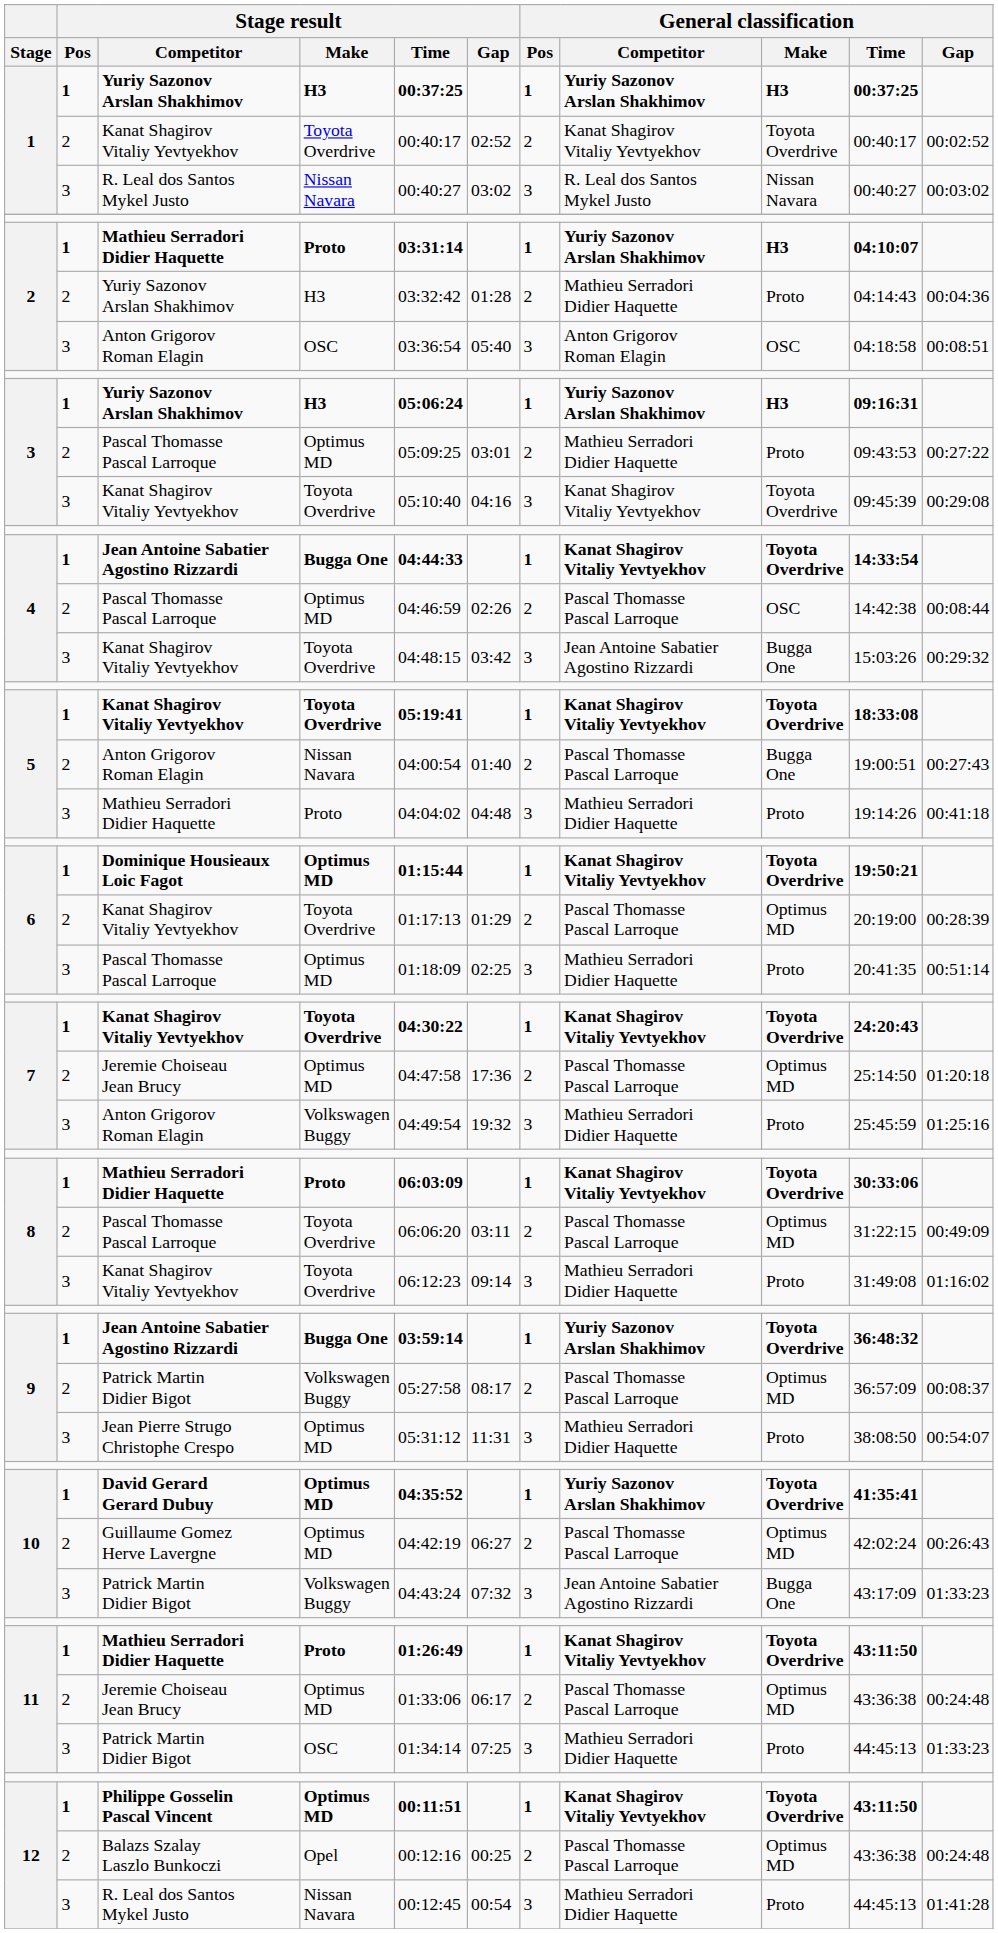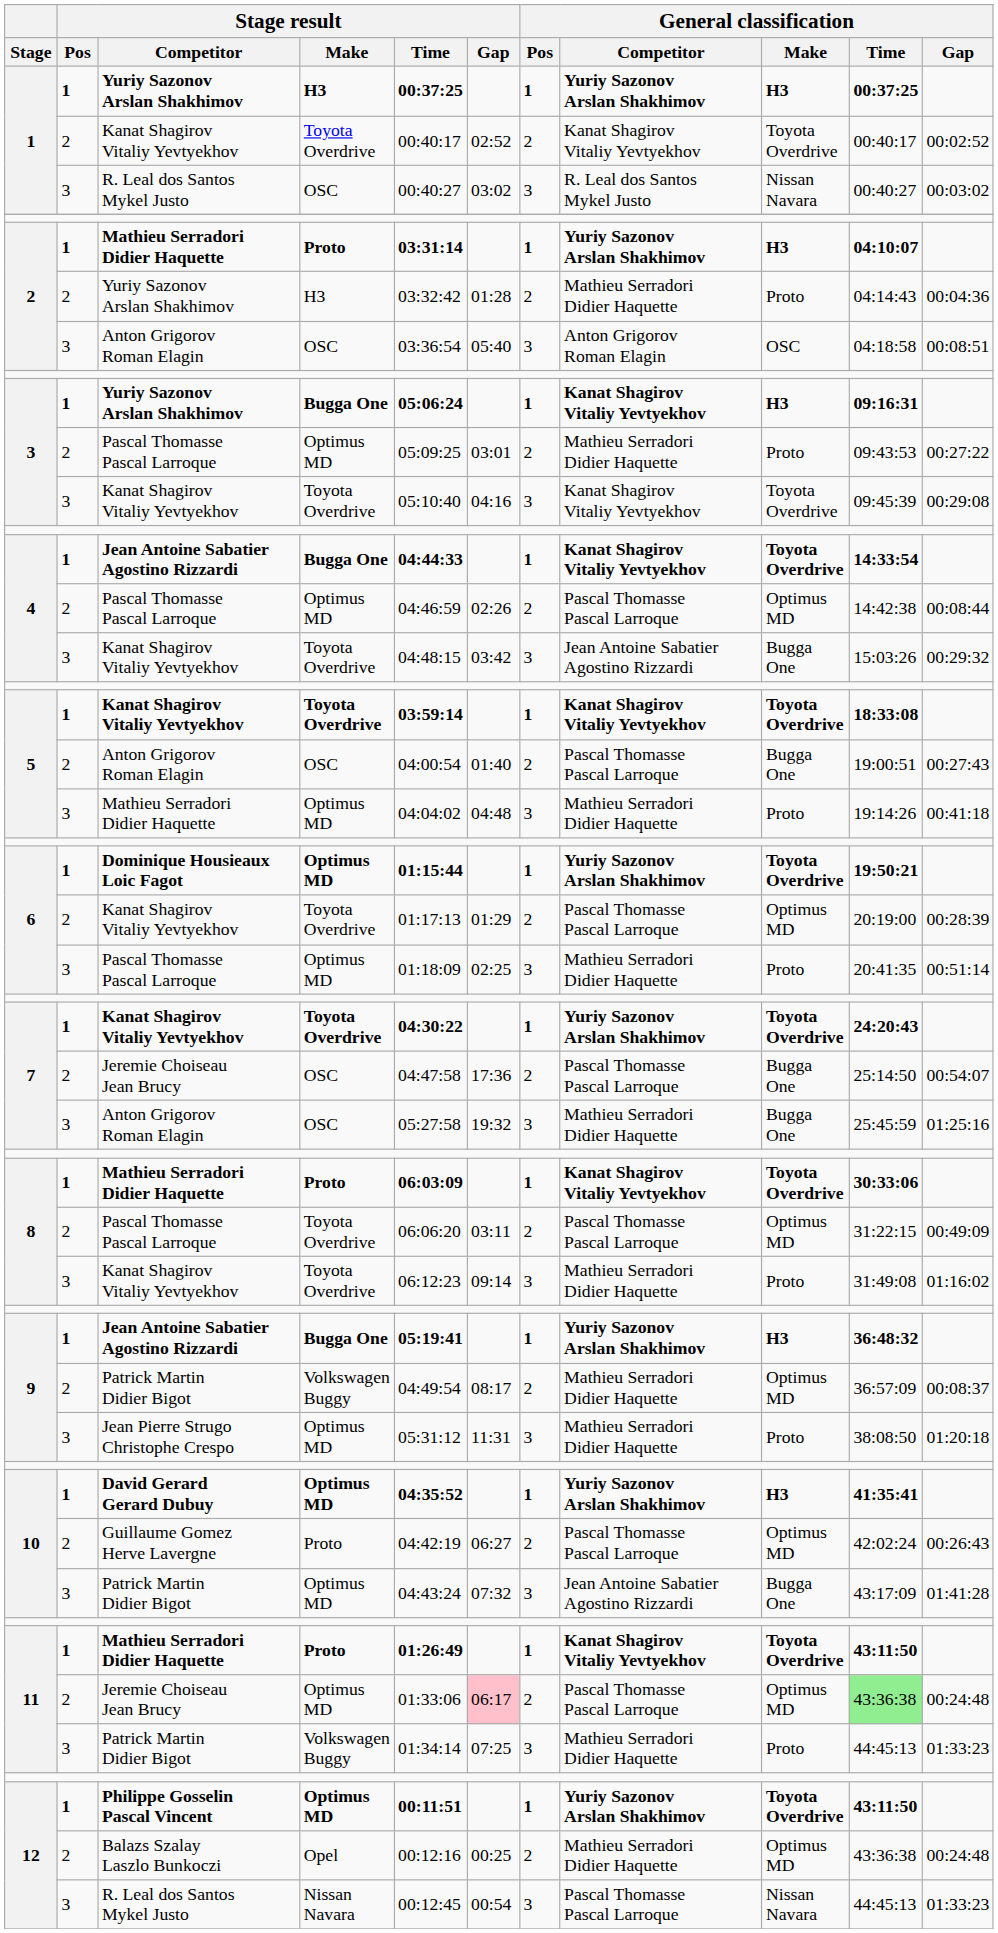(329, 189) Nissan Navara -> (321, 189) OSC
(315, 402) H3 -> (346, 402) Bugga One
(635, 402) Yuriy Sazonov Arslan Shakhimov -> (635, 402) Kanat Shagirov Vitaliy Yevtyekhov
(783, 607) OSC -> (796, 607) Optimus MD
(430, 714) 05:19:41 -> (430, 714) 03:59:14
(329, 763) Nissan Navara -> (321, 763) OSC
(323, 812) Proto -> (334, 812) Optimus MD
(635, 870) Kanat Shagirov Vitaliy Yevtyekhov -> (635, 870) Yuriy Sazonov Arslan Shakhimov
(635, 1025) Kanat Shagirov Vitaliy Yevtyekhov -> (635, 1025) Yuriy Sazonov Arslan Shakhimov
(334, 1075) Optimus MD -> (321, 1075) OSC
(796, 1075) Optimus MD -> (789, 1075) Bugga One
(958, 1075) 01:20:18 -> (958, 1075) 00:54:07
(347, 1124) Volkswagen Buggy -> (321, 1124) OSC
(430, 1124) 04:49:54 -> (430, 1124) 05:27:58
(785, 1124) Proto -> (789, 1124) Bugga One
(430, 1337) 03:59:14 -> (430, 1337) 05:19:41
(805, 1337) Toyota Overdrive -> (777, 1337) H3
(430, 1387) 05:27:58 -> (430, 1387) 04:49:54
(625, 1387) Pascal Thomasse Pascal Larroque -> (629, 1387) Mathieu Serradori Didier Haquette
(958, 1436) 00:54:07 -> (958, 1436) 01:20:18
(805, 1493) Toyota Overdrive -> (777, 1493) H3
(334, 1542) Optimus MD -> (323, 1542) Proto
(347, 1592) Volkswagen Buggy -> (334, 1592) Optimus MD
(958, 1592) 01:33:23 -> (958, 1592) 01:41:28
(491, 1698) no background -> (491, 1698) pink background
(885, 1698) no background -> (885, 1698) lightgreen background
(321, 1748) OSC -> (347, 1748) Volkswagen Buggy
(635, 1805) Kanat Shagirov Vitaliy Yevtyekhov -> (635, 1805) Yuriy Sazonov Arslan Shakhimov
(625, 1854) Pascal Thomasse Pascal Larroque -> (629, 1854) Mathieu Serradori Didier Haquette
(629, 1903) Mathieu Serradori Didier Haquette -> (625, 1903) Pascal Thomasse Pascal Larroque
(785, 1903) Proto -> (791, 1903) Nissan Navara
(958, 1903) 01:41:28 -> (958, 1903) 01:33:23
